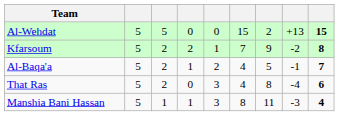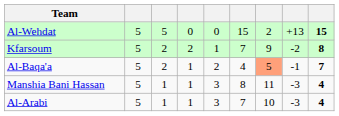(269, 66) no background -> (269, 66) lightsalmon background
- row: (27, 84)
+ row: (27, 102)
